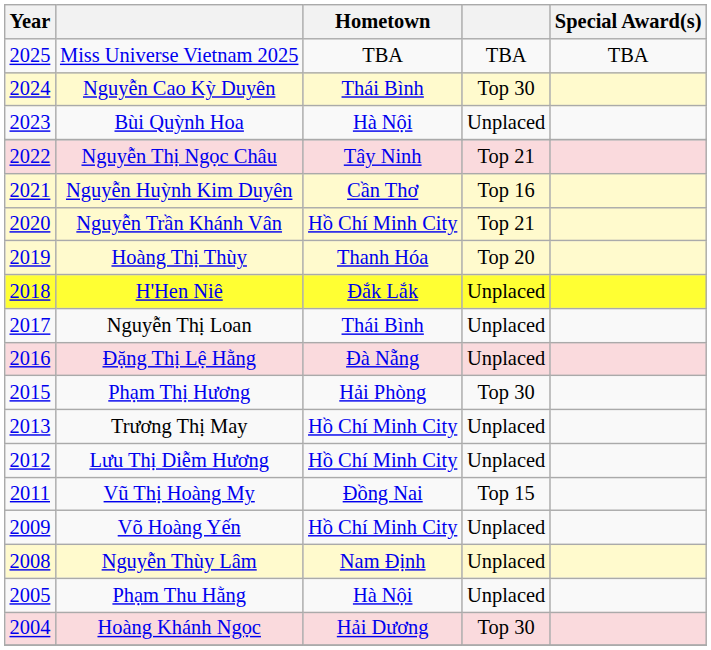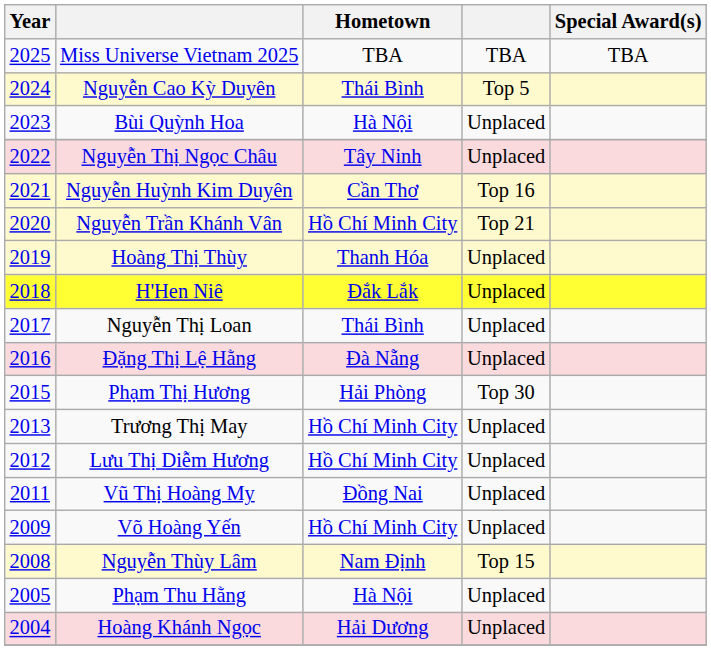(506, 89) Top 30 -> (506, 89) Top 5
(506, 156) Top 21 -> (506, 156) Unplaced
(506, 257) Top 20 -> (506, 257) Unplaced
(506, 493) Top 15 -> (506, 493) Unplaced
(506, 561) Unplaced -> (506, 561) Top 15
(506, 628) Top 30 -> (506, 628) Unplaced
